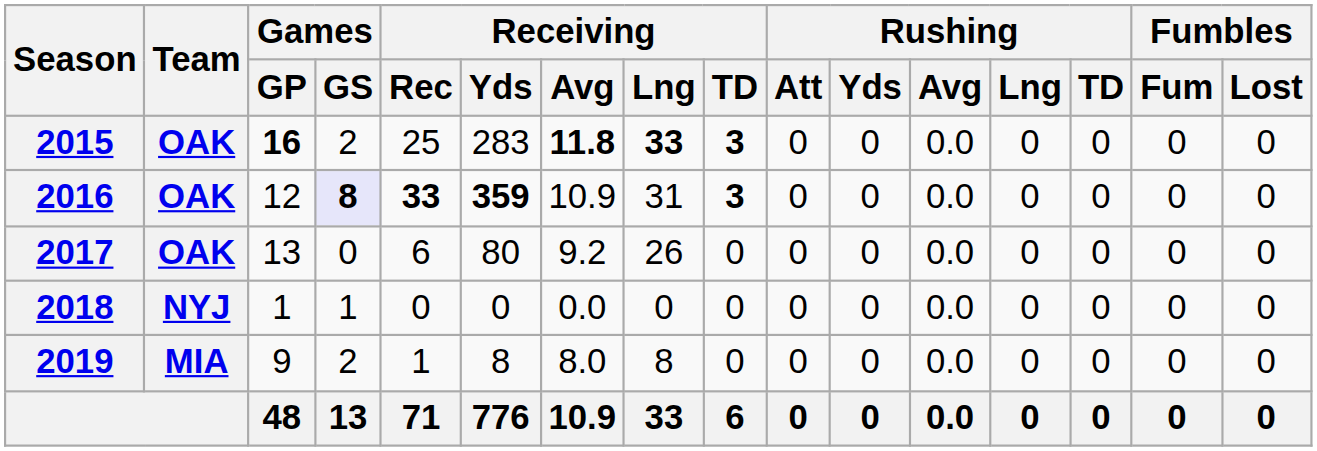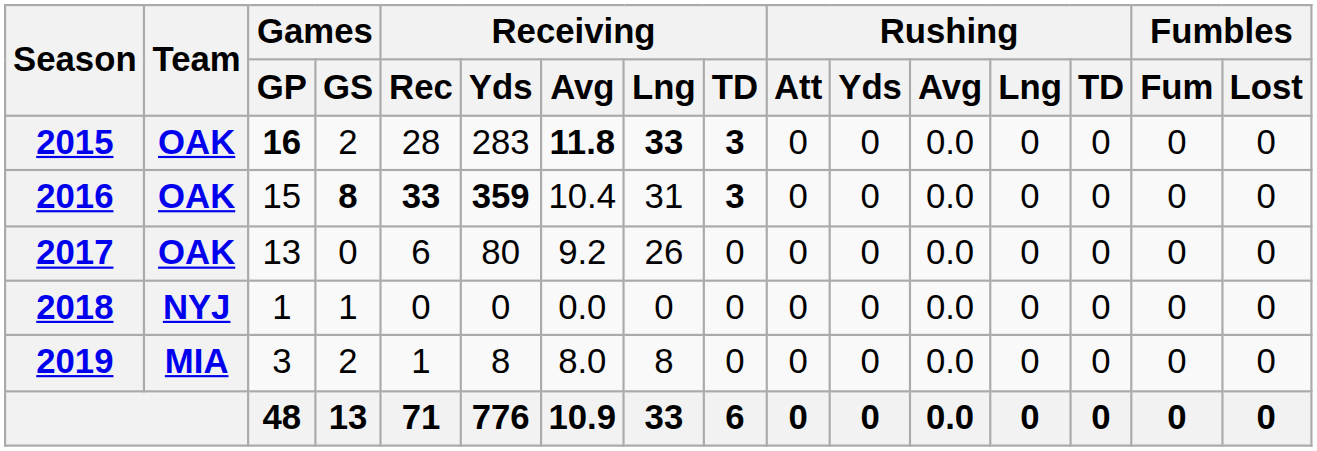(421, 142) 25 -> (421, 142) 28
(282, 197) 12 -> (282, 197) 15
(348, 197) lavender background -> (348, 197) no background
(582, 197) 10.9 -> (582, 197) 10.4
(282, 362) 9 -> (282, 362) 3
